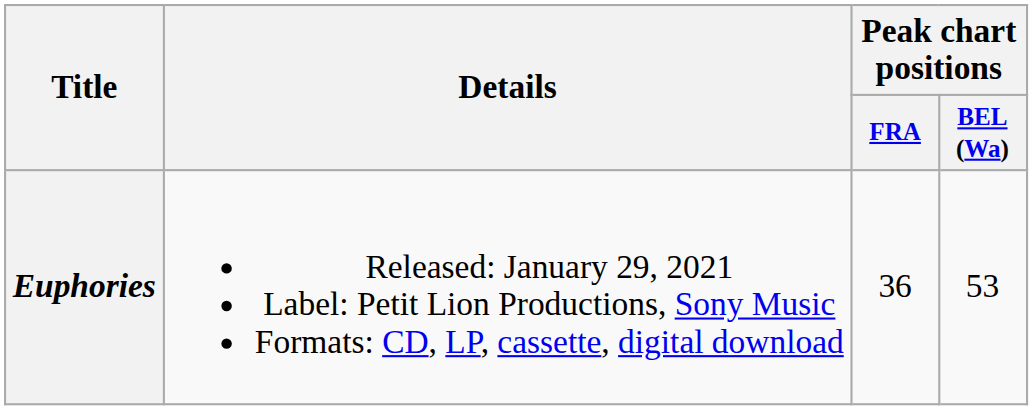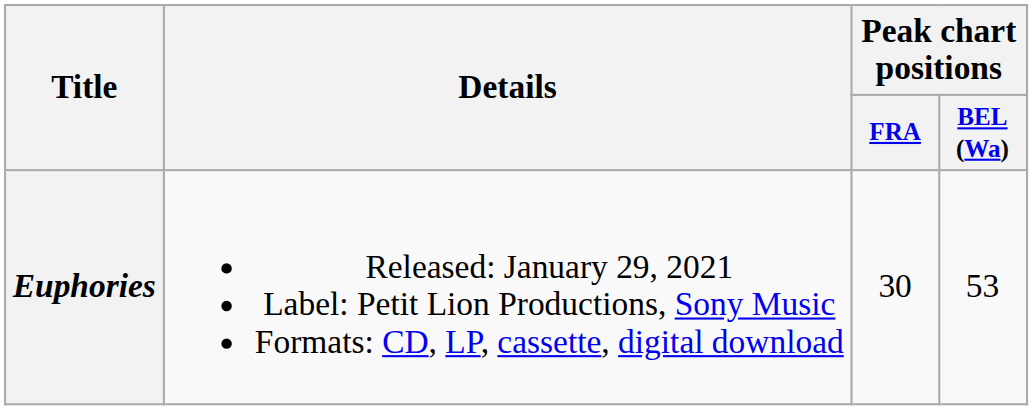(895, 286) 36 -> (895, 286) 30
